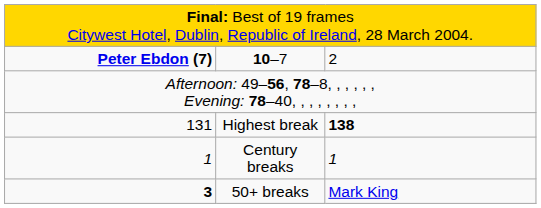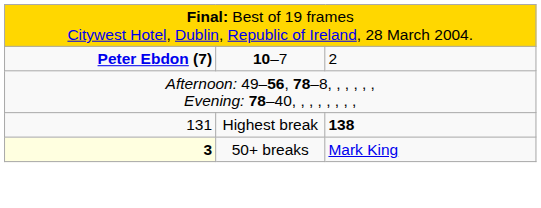- row: (270, 158)
(208, 192) no background -> (208, 150) lightyellow background
